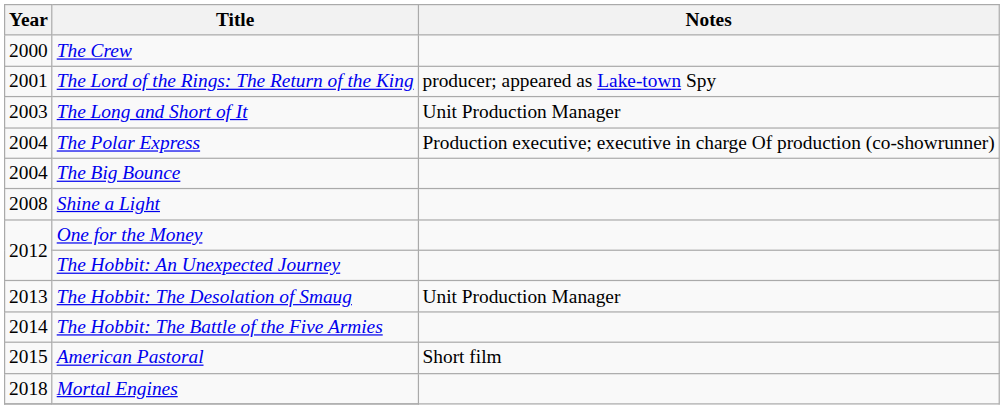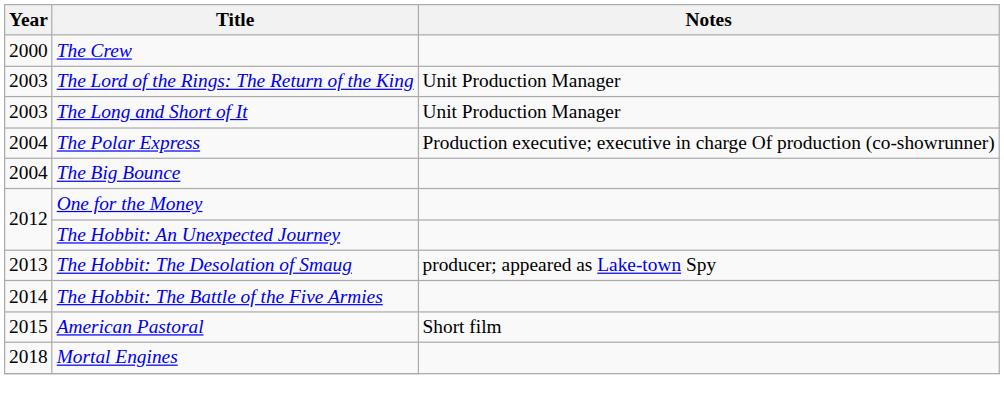(28, 81) 2001 -> (28, 81) 2003
(569, 81) producer; appeared as Lake-town Spy -> (521, 81) Unit Production Manager
- row: (108, 204)
(521, 296) Unit Production Manager -> (569, 265) producer; appeared as Lake-town Spy
